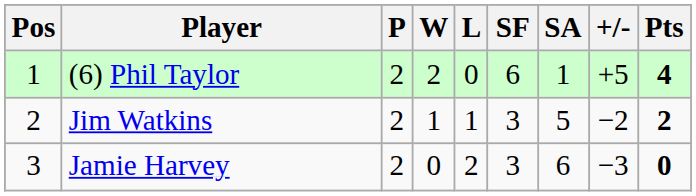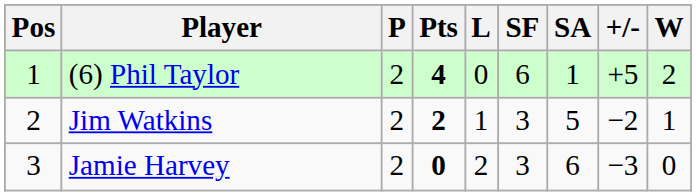columns swapped: (434, 27) <-> (664, 27)
